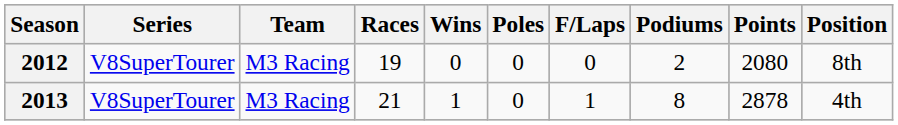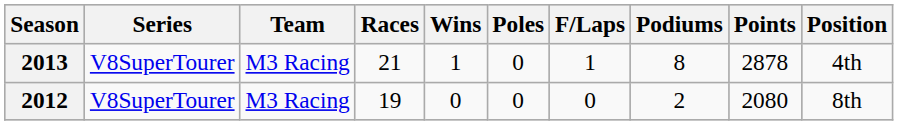rows swapped: (45, 62) <-> (45, 101)
